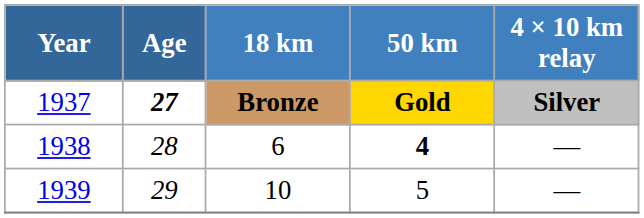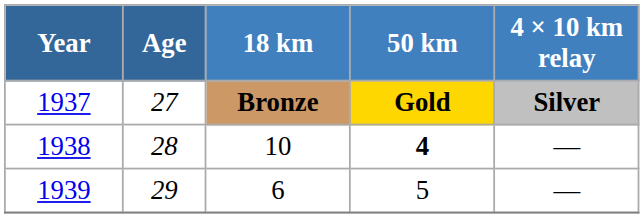(164, 102) bold -> (164, 102) normal
(278, 146) 6 -> (278, 146) 10
(278, 190) 10 -> (278, 190) 6
